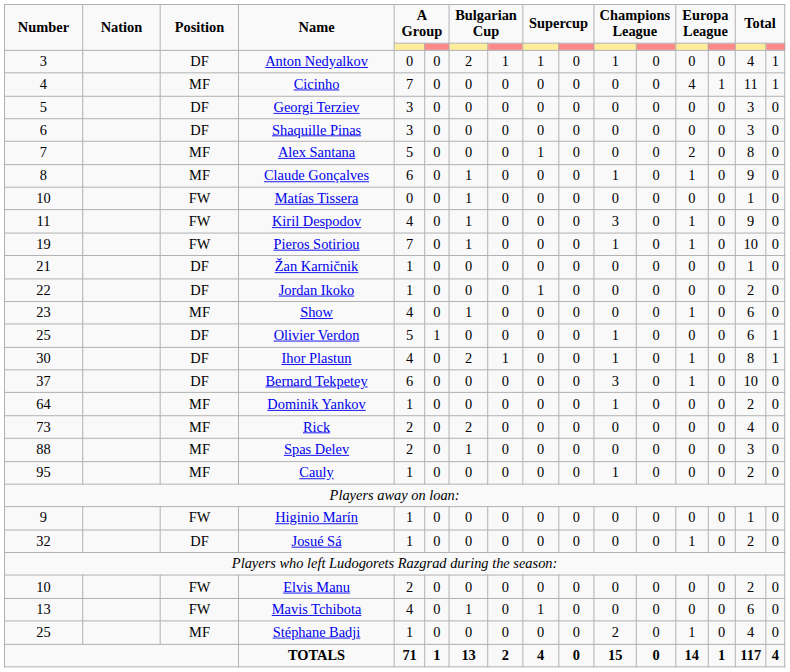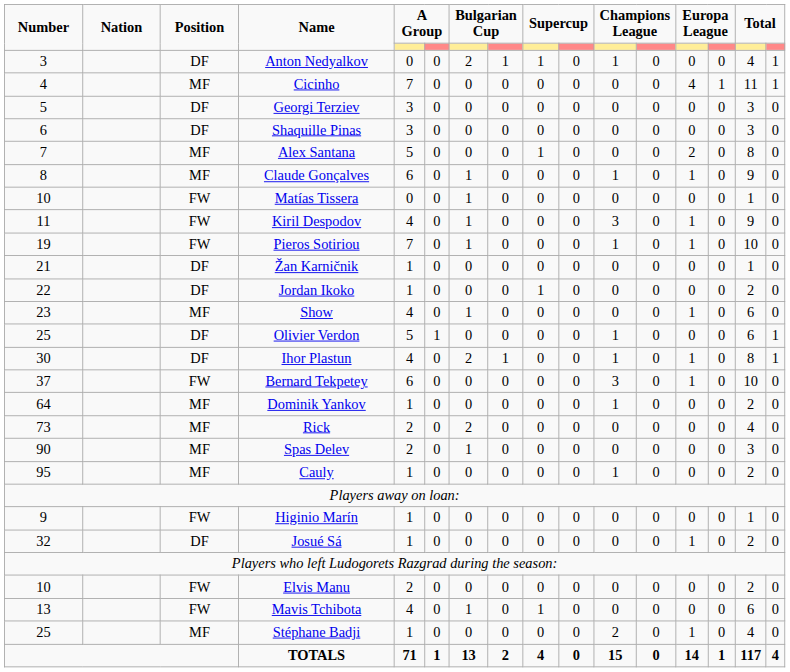(199, 381) DF -> (199, 381) FW
(43, 449) 88 -> (43, 449) 90
